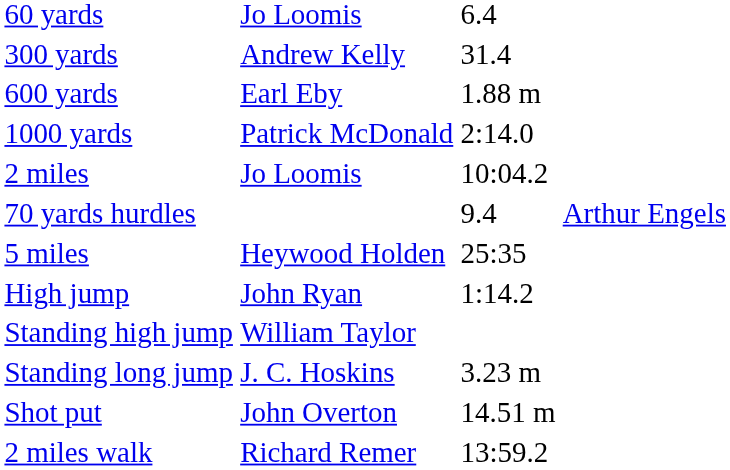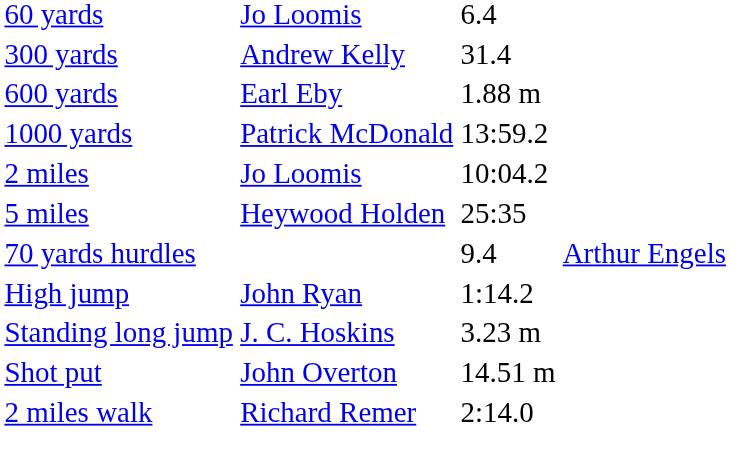(497, 133) 2:14.0 -> (504, 133) 13:59.2
rows swapped: (47, 253) <-> (100, 213)
- row: (119, 332)
(504, 452) 13:59.2 -> (497, 412) 2:14.0
